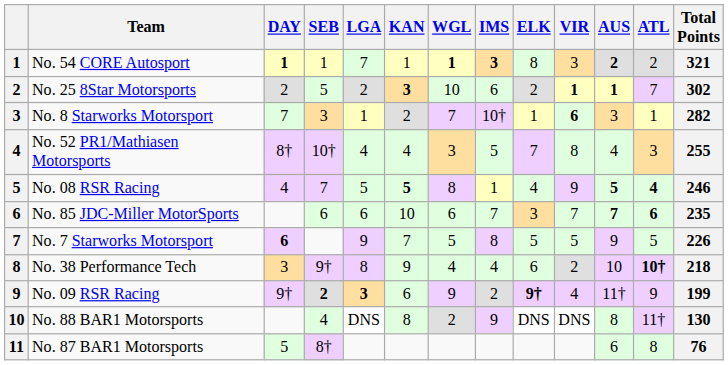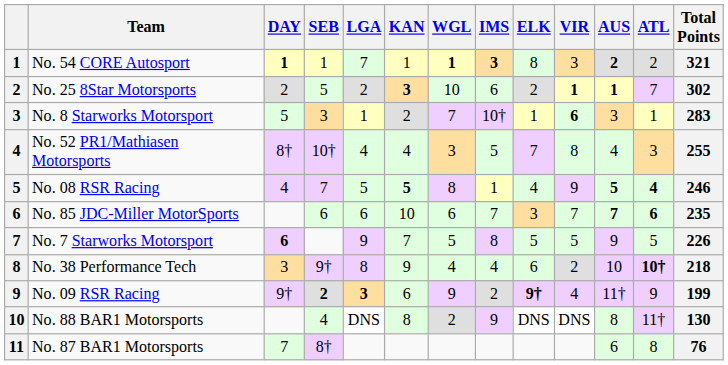(284, 115) 7 -> (284, 115) 5
(698, 115) 282 -> (698, 115) 283
(284, 346) 5 -> (284, 346) 7
